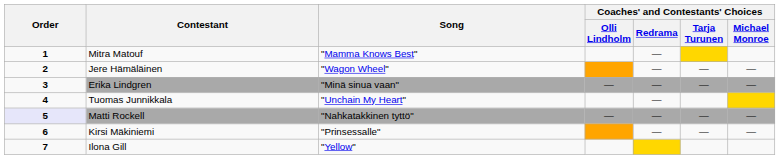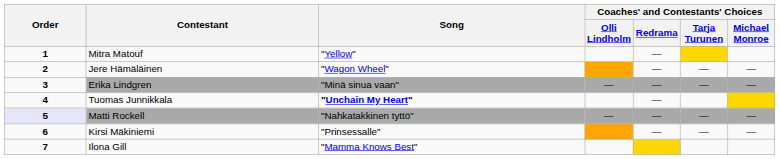(369, 54) "Mamma Knows Best" -> (338, 54) "Yellow"
(363, 100) normal -> (367, 100) bold
(338, 147) "Yellow" -> (369, 147) "Mamma Knows Best"
